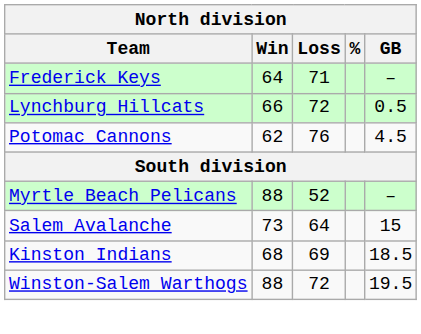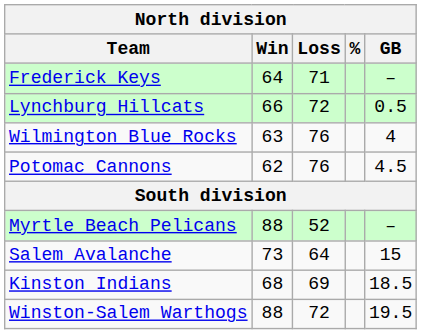+ row: (123, 137)
